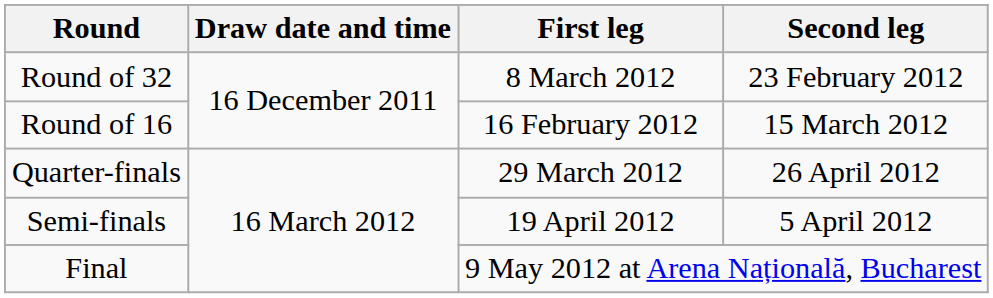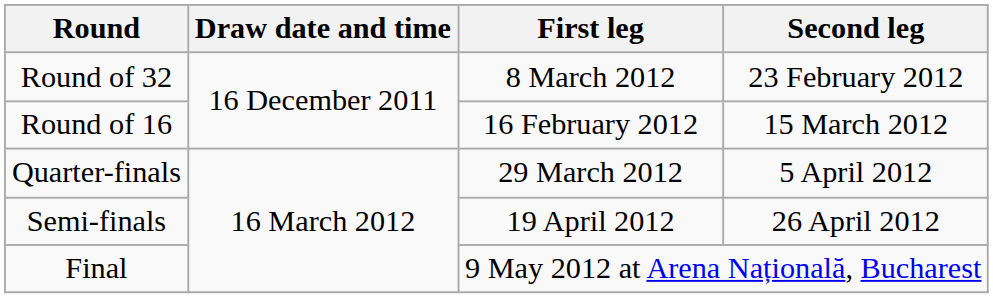(856, 172) 26 April 2012 -> (856, 172) 5 April 2012
(856, 220) 5 April 2012 -> (856, 220) 26 April 2012
